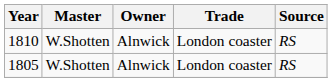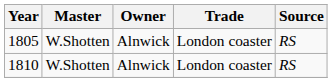rows swapped: (23, 65) <-> (23, 41)
